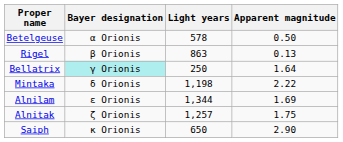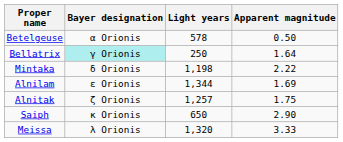- row: (35, 53)
+ row: (35, 130)
